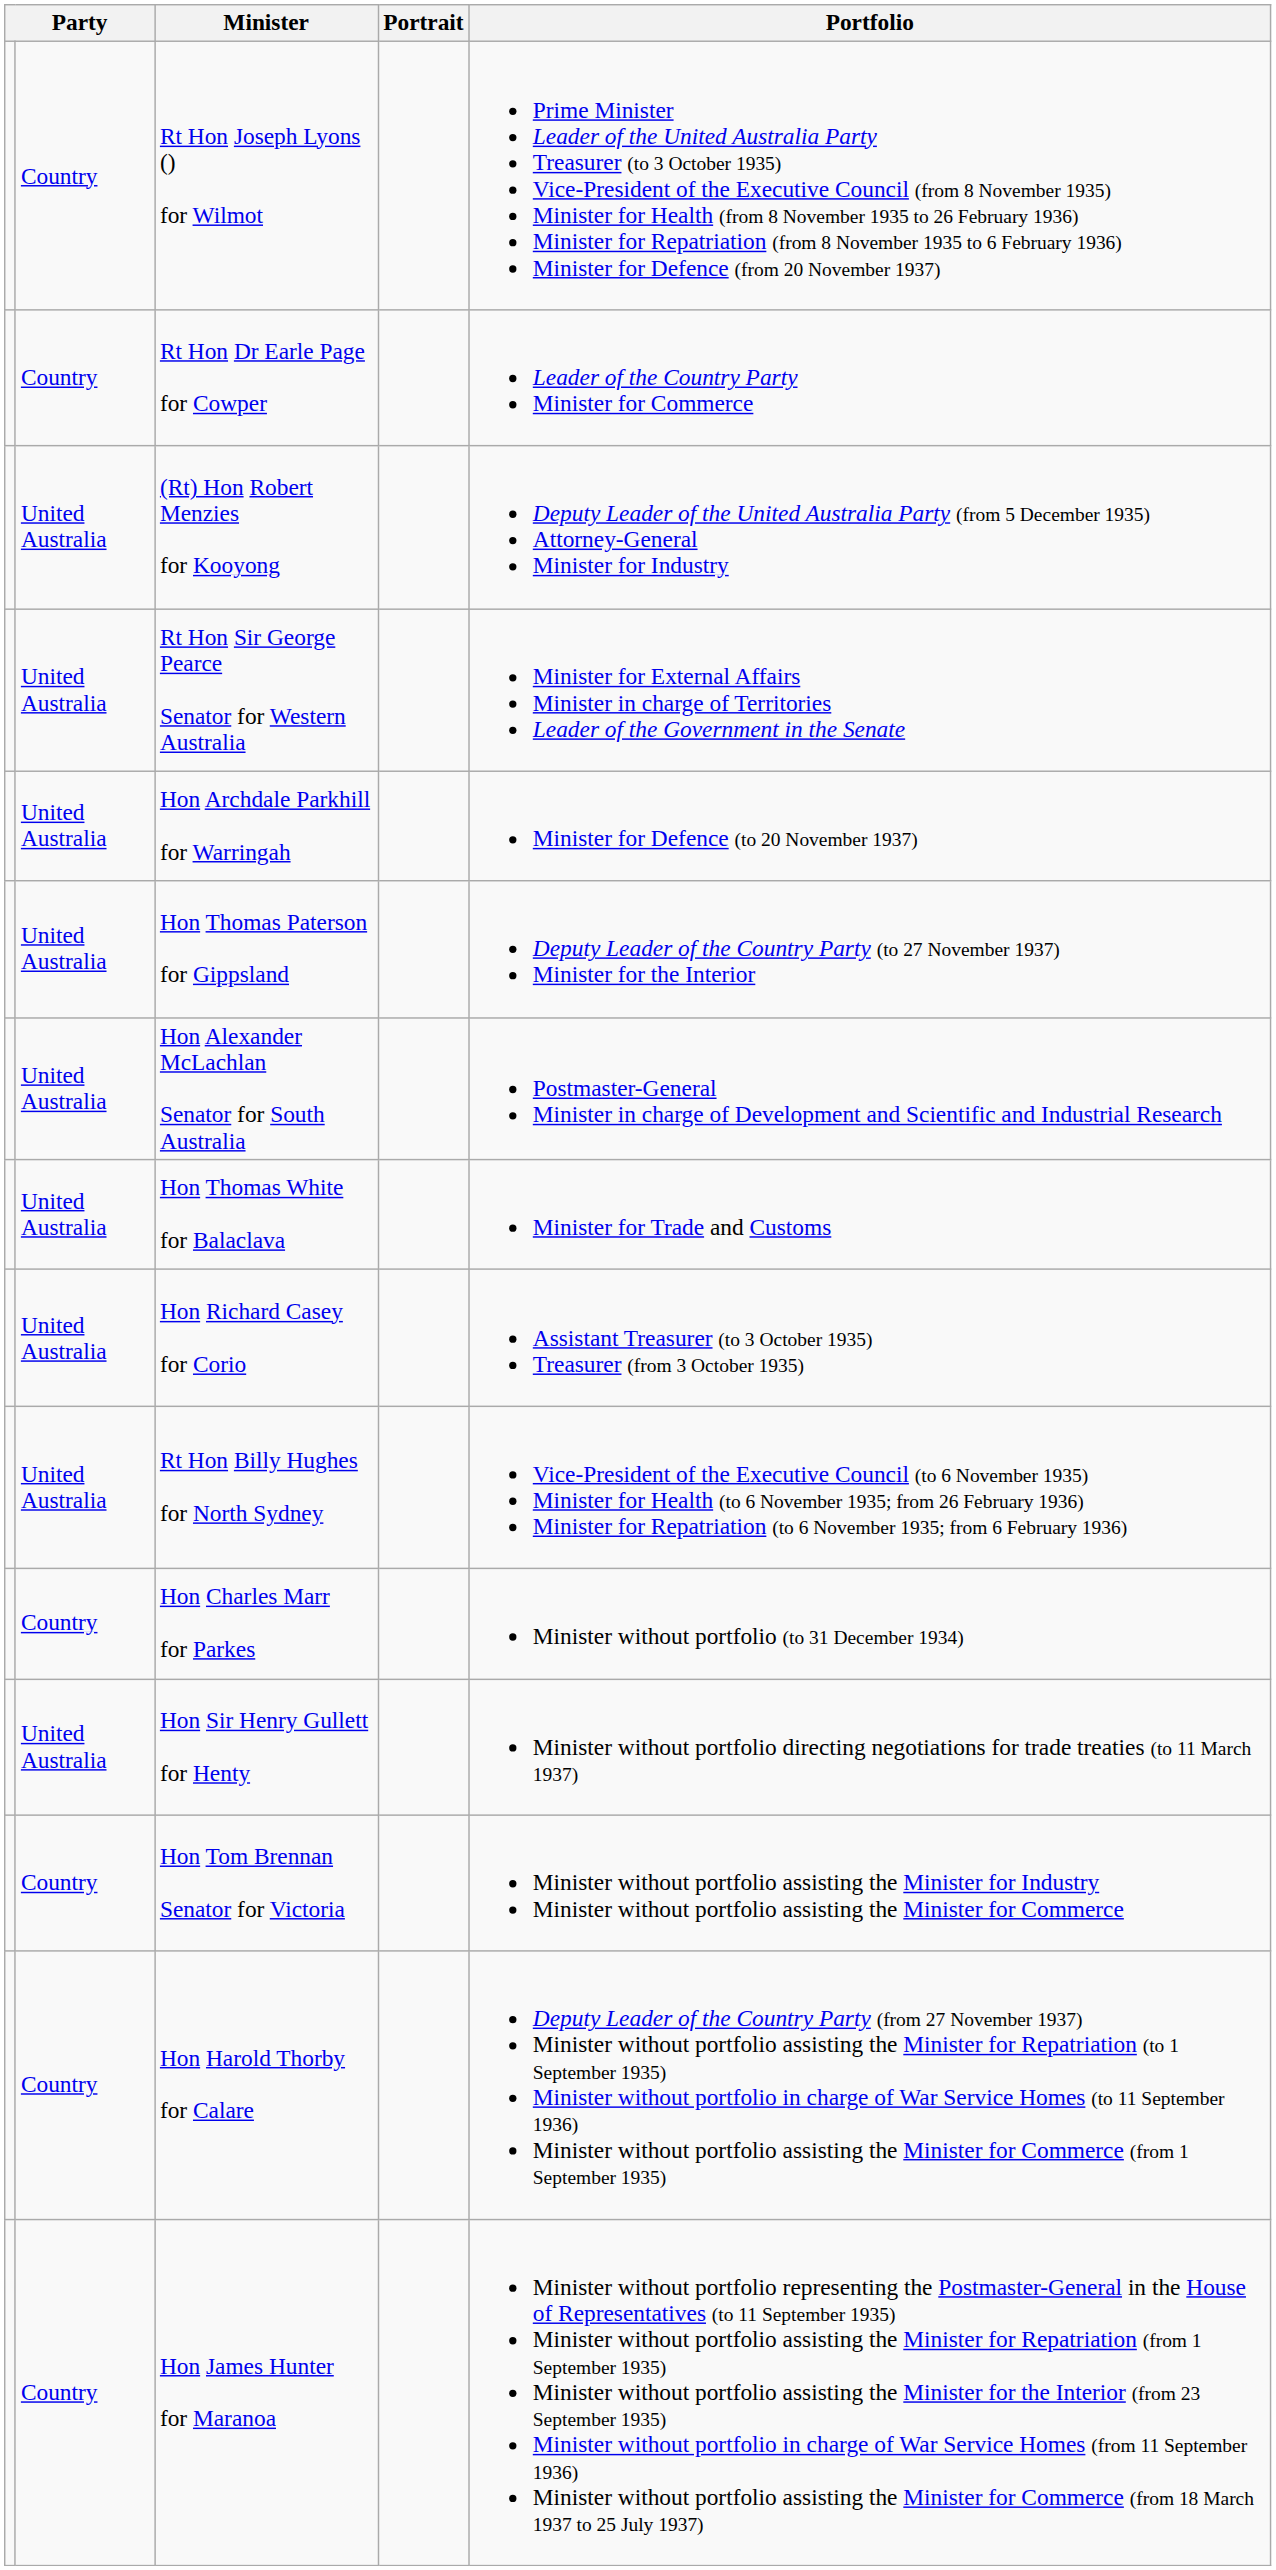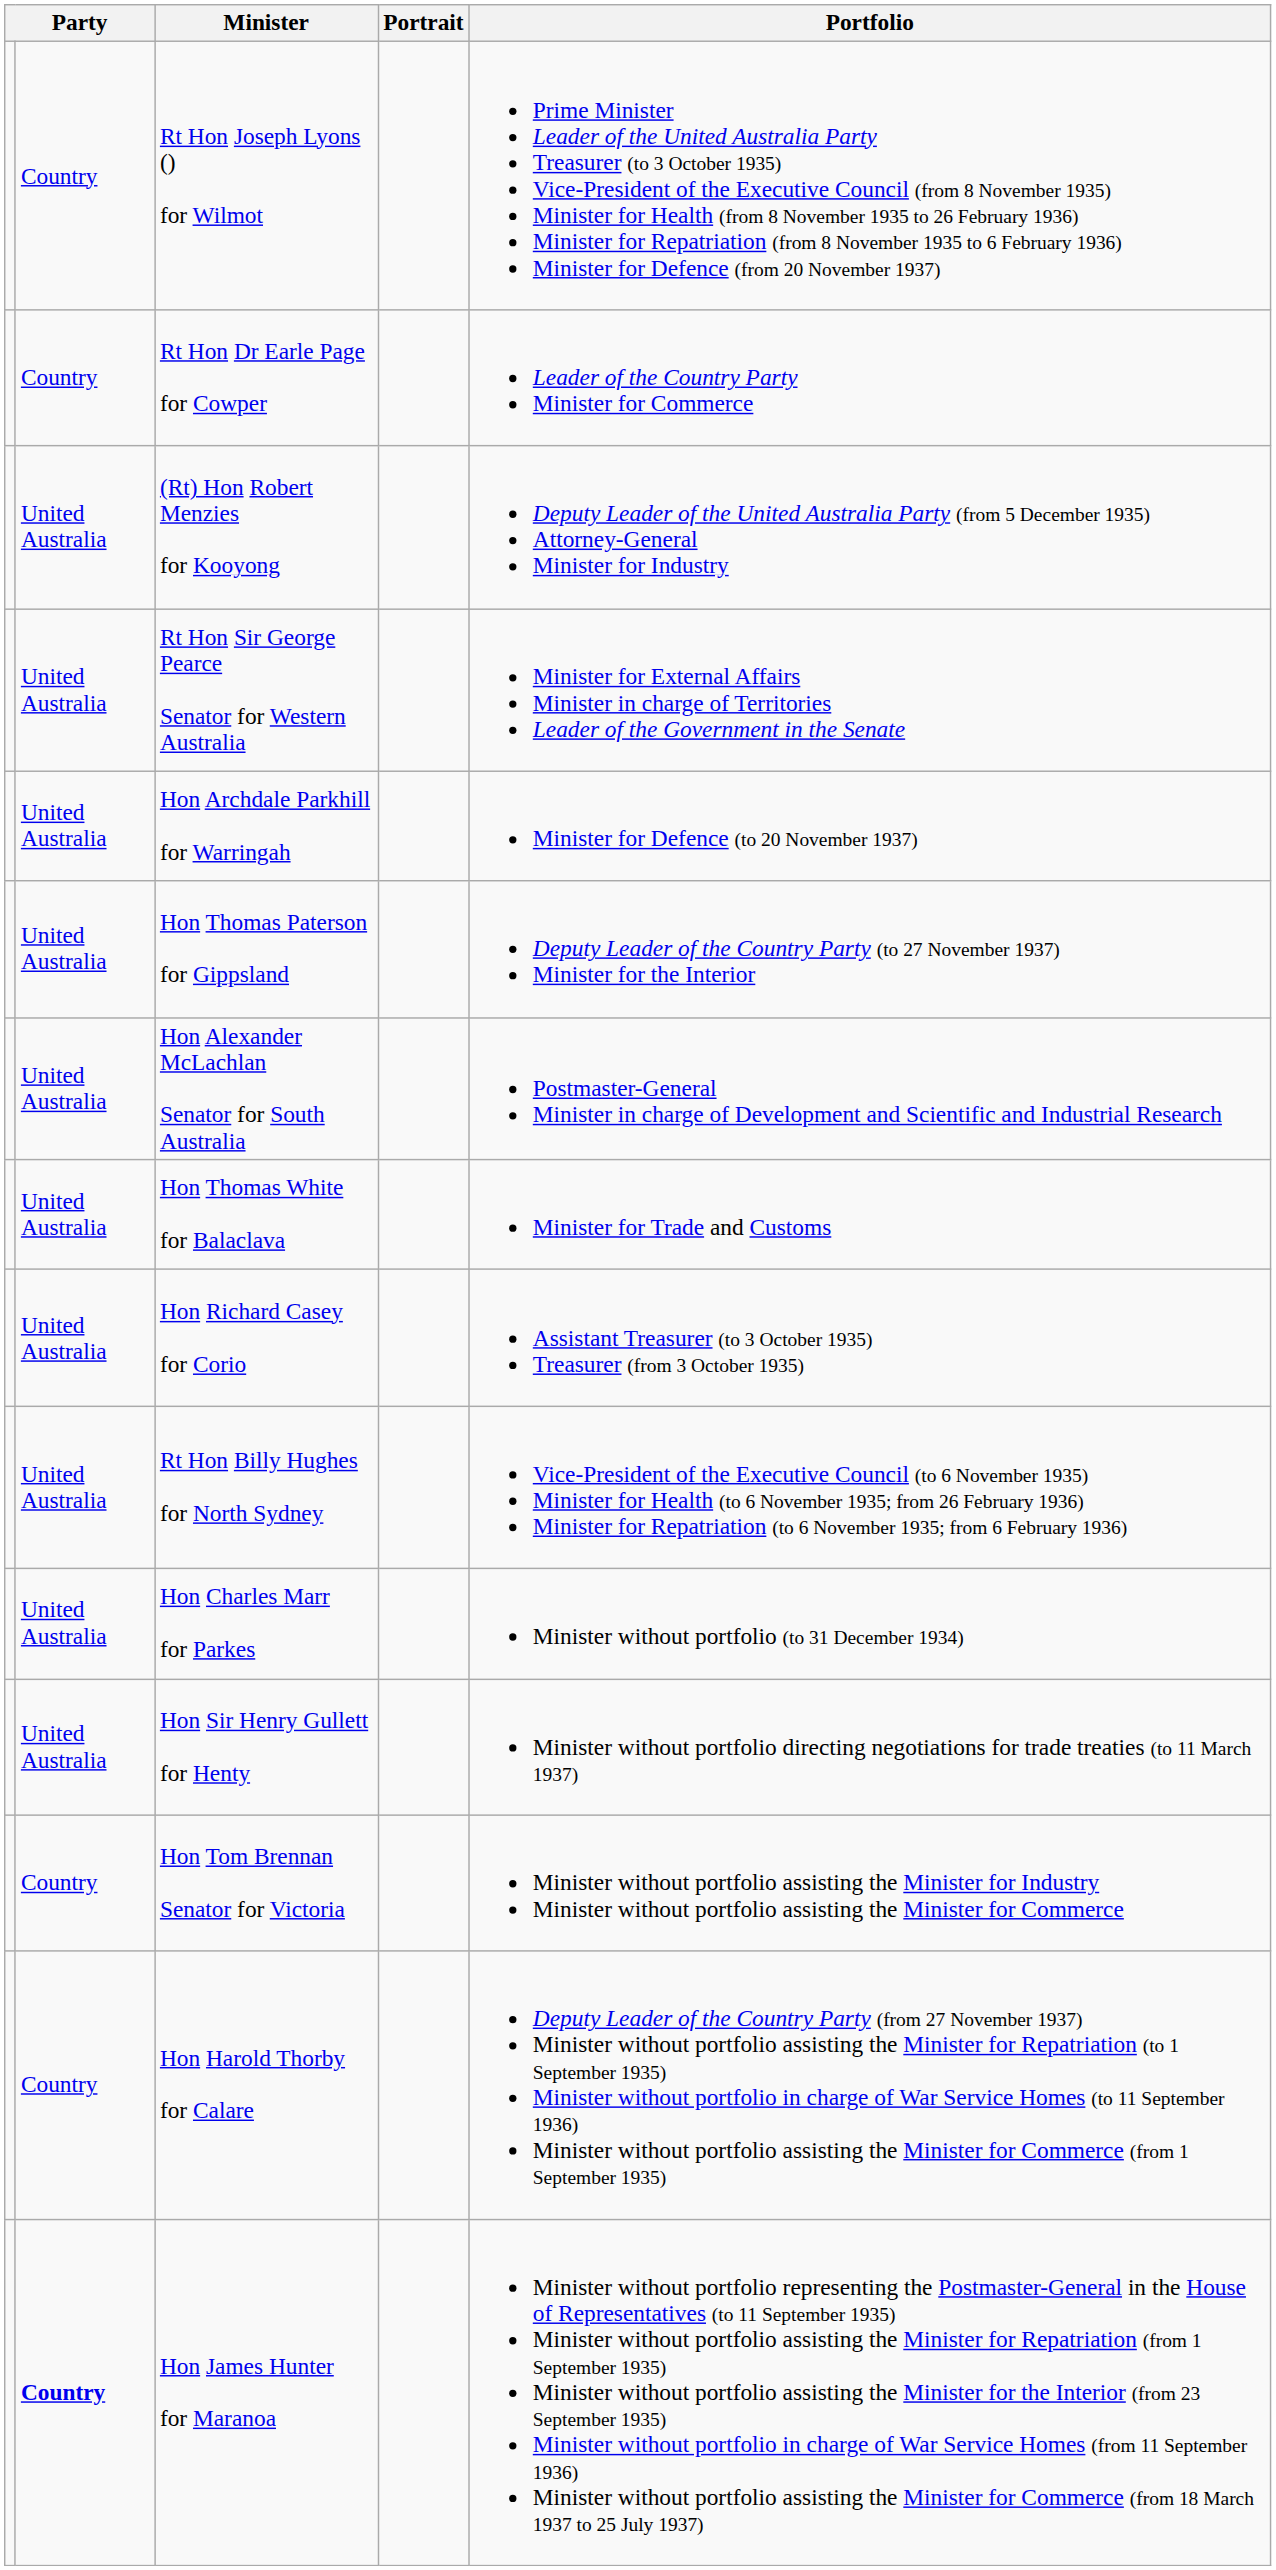(59, 1623) Country -> (64, 1623) United Australia
(59, 2392) normal -> (63, 2392) bold
